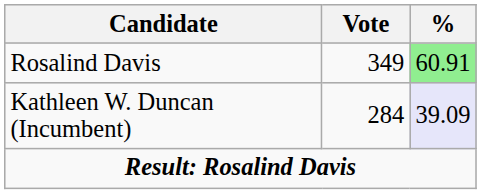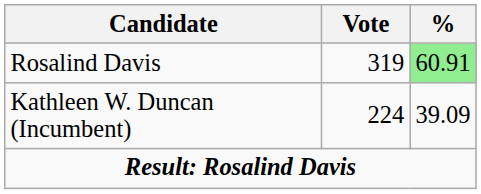(386, 62) 349 -> (386, 62) 319
(386, 115) 284 -> (386, 115) 224
(443, 115) lavender background -> (443, 115) no background
